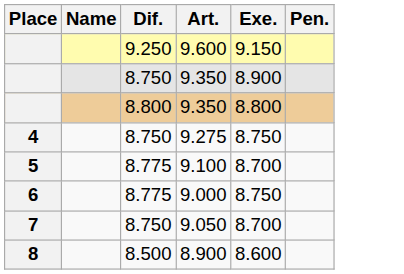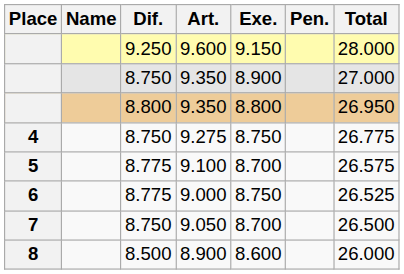+ column: (366, 19)
